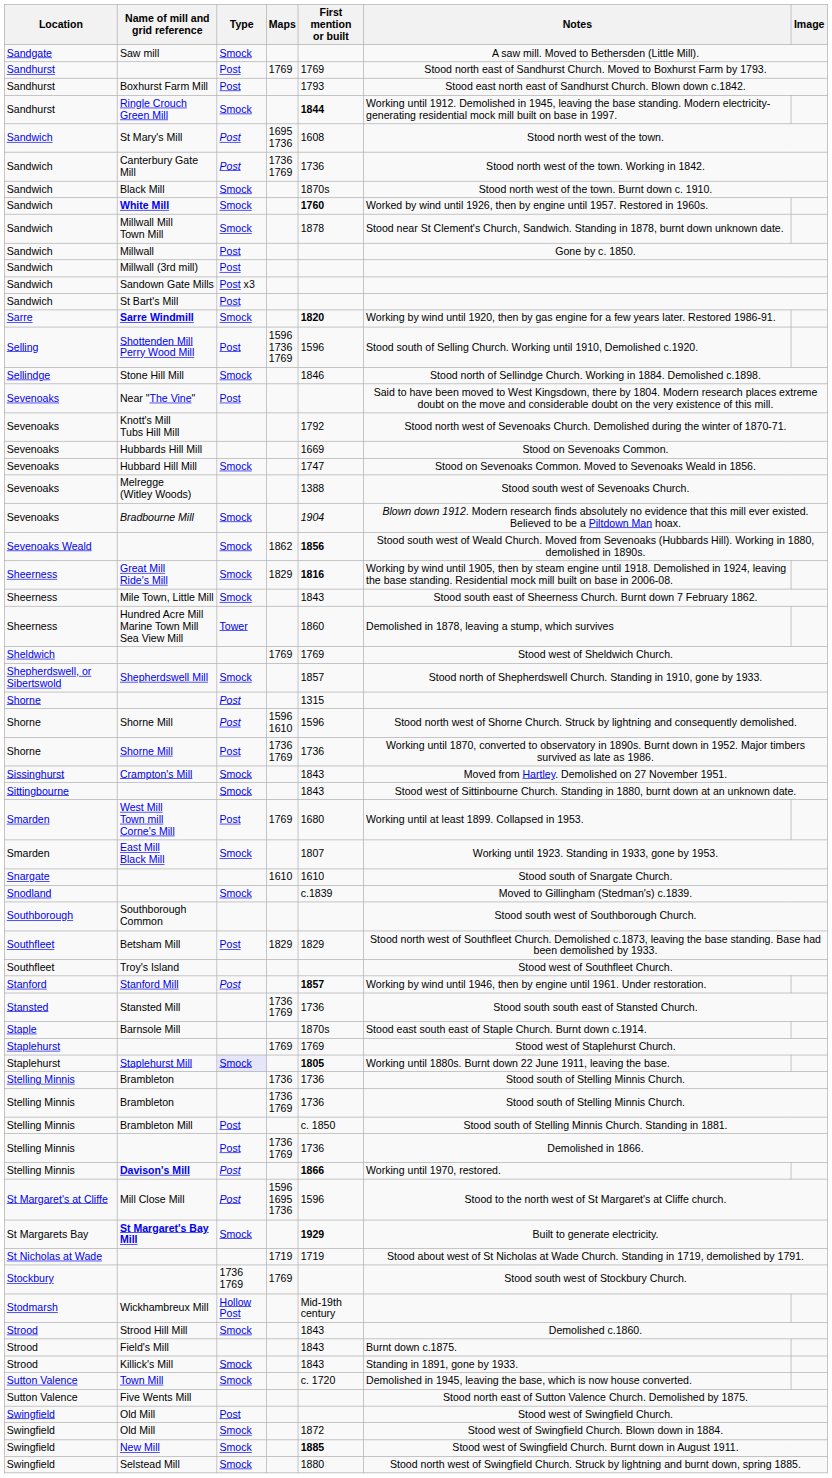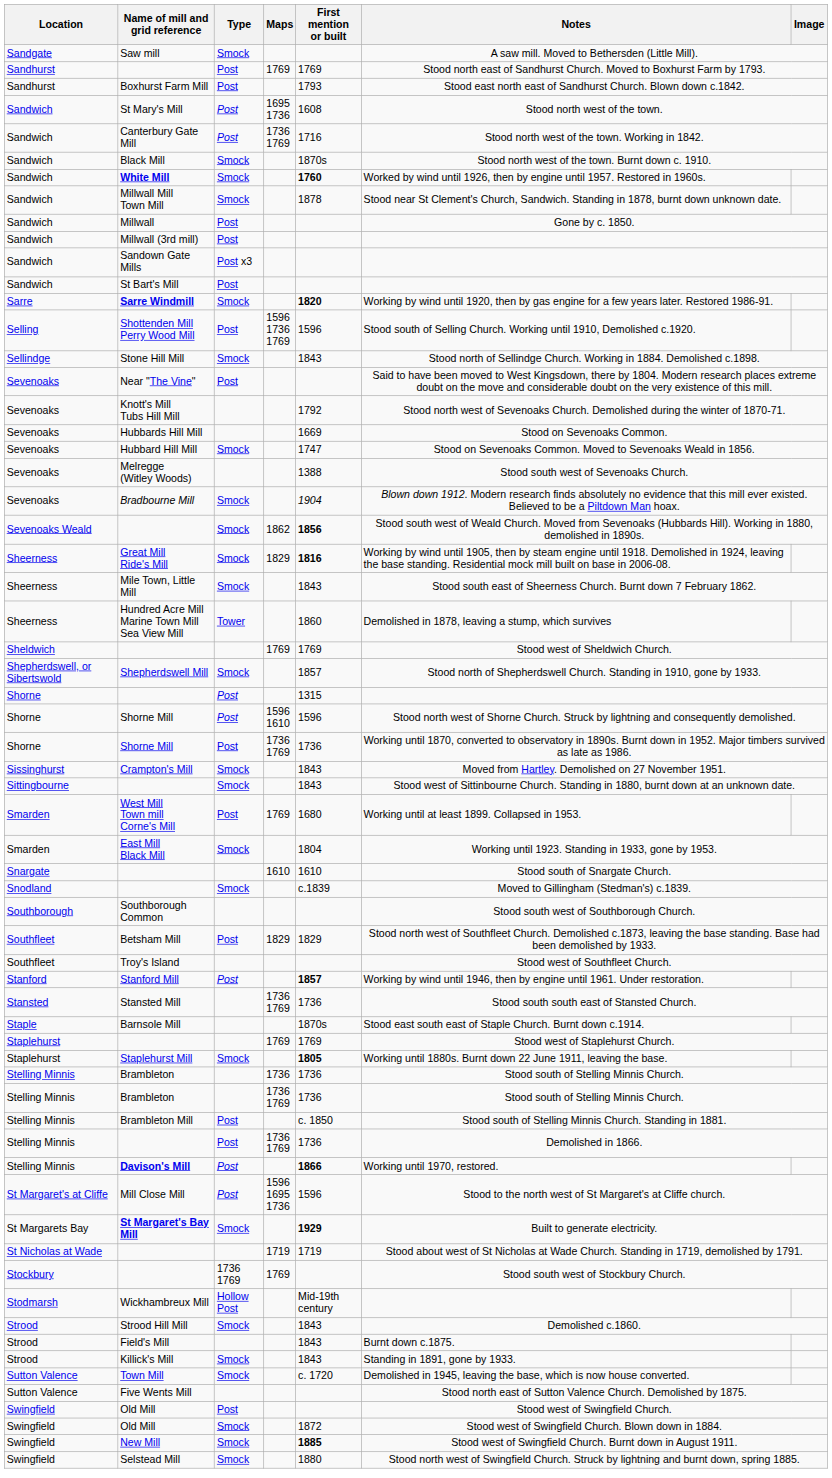- row: (31, 109)
(312, 166) 1736 -> (310, 138) 1716
(312, 375) 1846 -> (310, 359) 1843
(312, 854) 1807 -> (310, 849) 1804
(236, 1063) lavender background -> (233, 1058) no background
